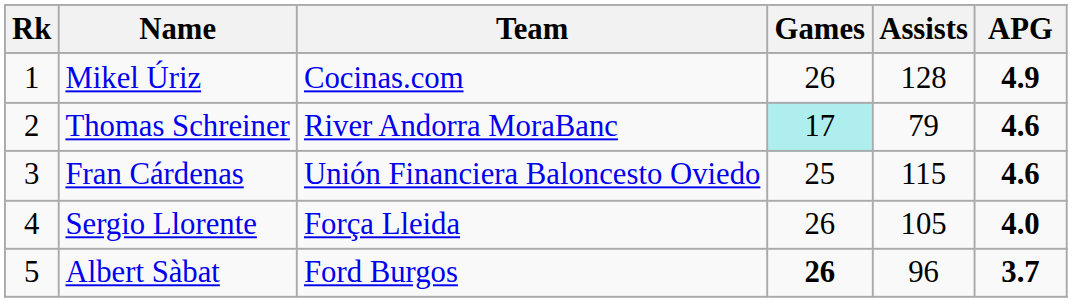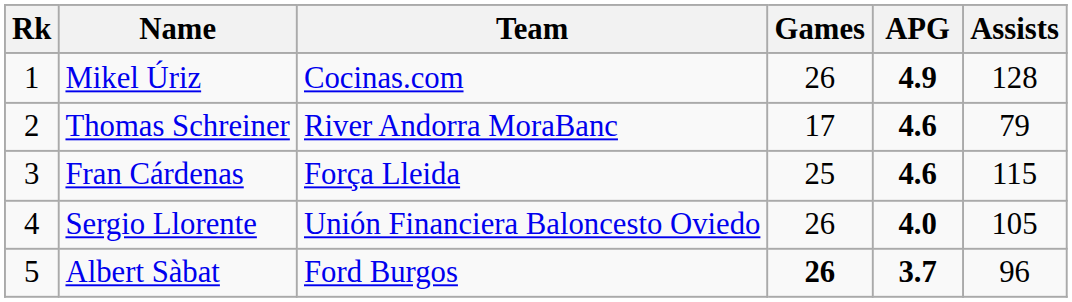columns swapped: (924, 28) <-> (1021, 28)
(820, 126) paleturquoise background -> (820, 126) no background
(532, 175) Unión Financiera Baloncesto Oviedo -> (382, 175) Força Lleida
(382, 223) Força Lleida -> (532, 223) Unión Financiera Baloncesto Oviedo
